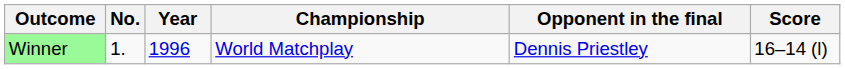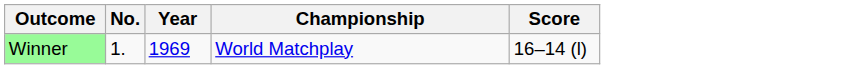- column: (630, 19)
(169, 48) 1996 -> (169, 48) 1969
